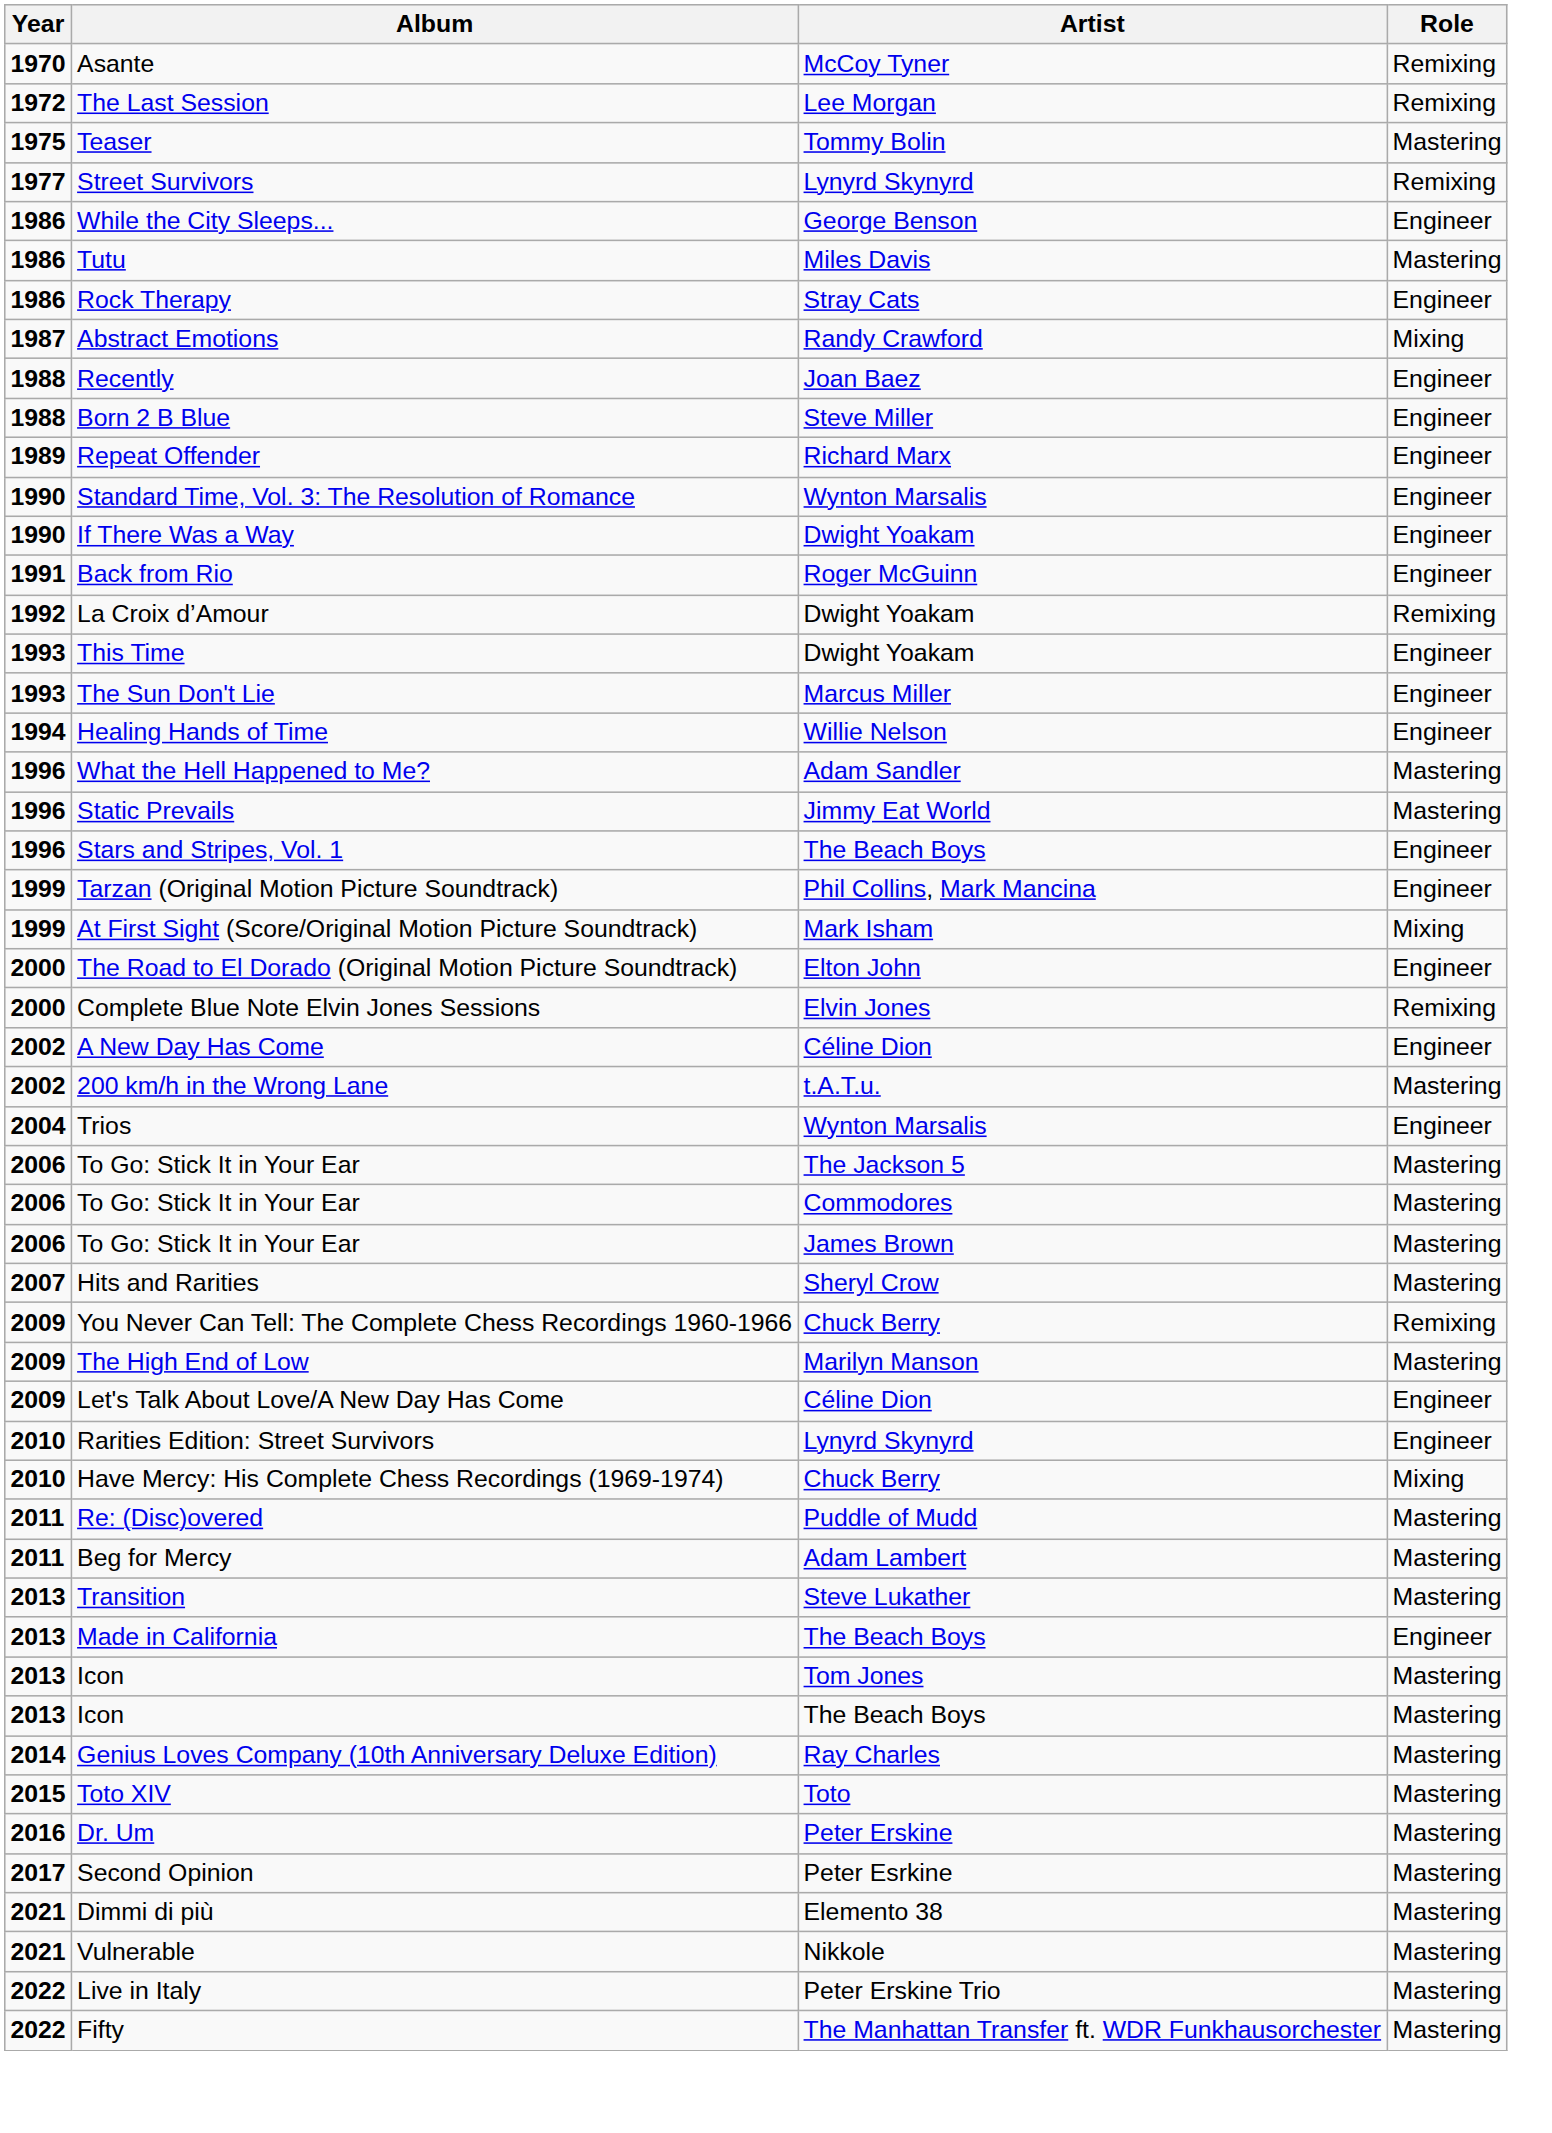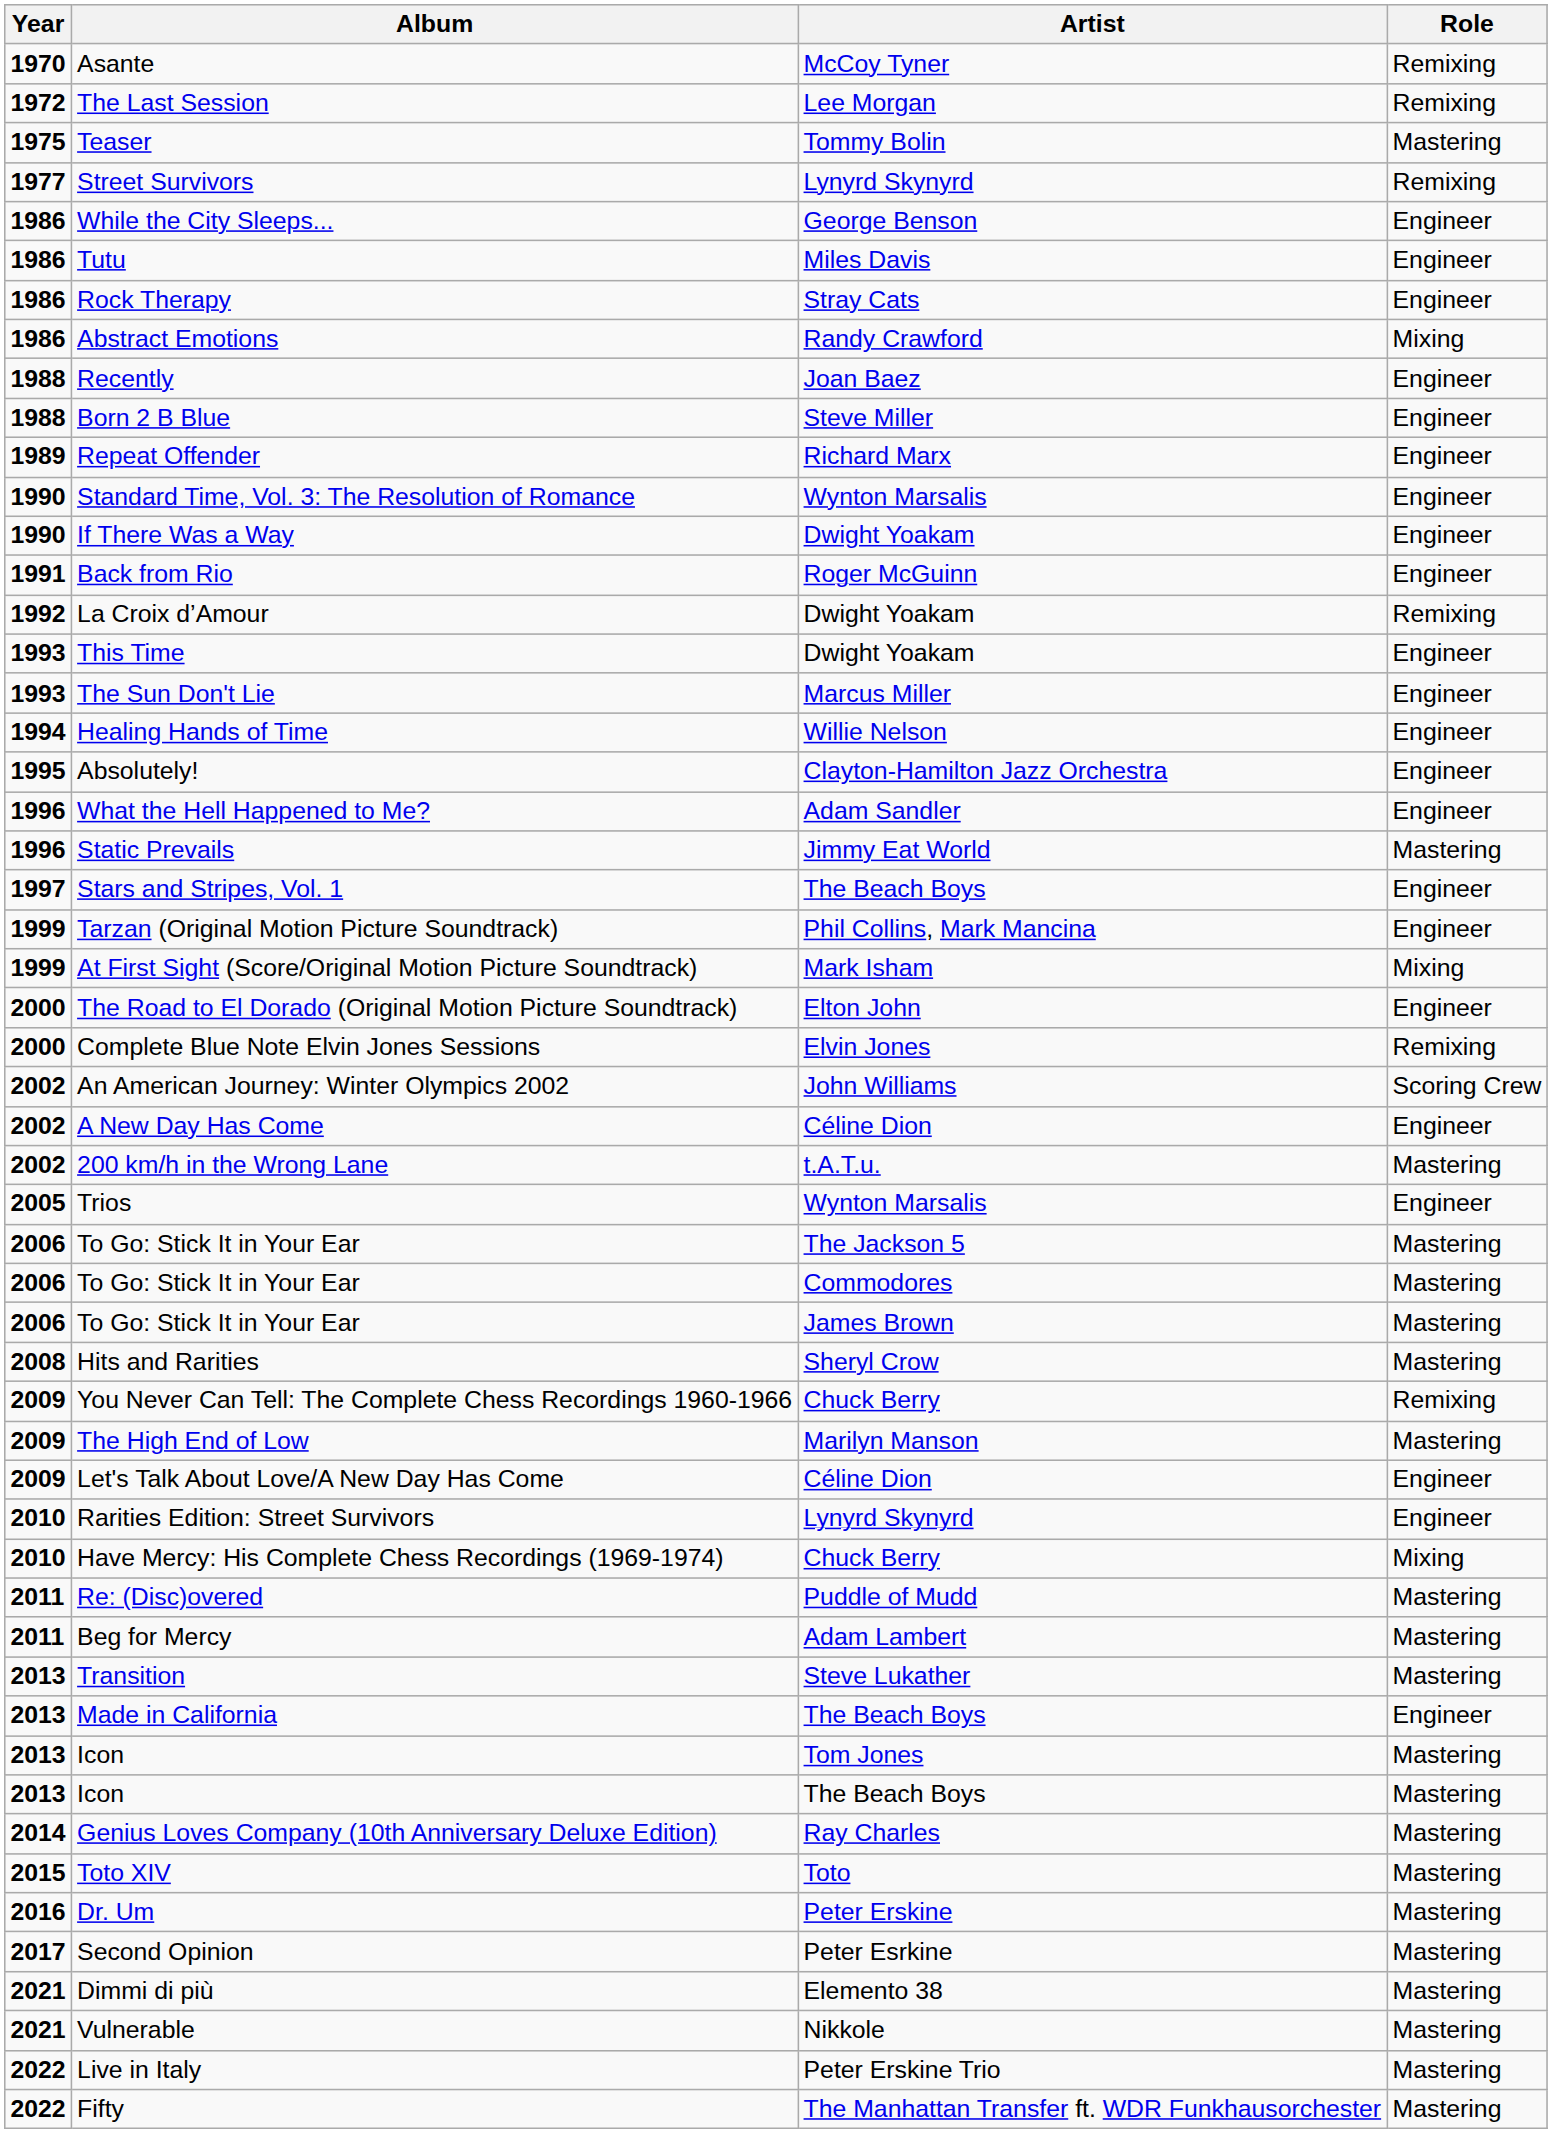(1447, 260) Mastering -> (1442, 260) Engineer
(38, 338) 1987 -> (38, 338) 1986
+ row: (138, 771)
(1447, 771) Mastering -> (1442, 810) Engineer
(38, 850) 1996 -> (38, 889) 1997
+ row: (323, 1086)
(38, 1125) 2004 -> (38, 1204) 2005
(38, 1282) 2007 -> (38, 1361) 2008
